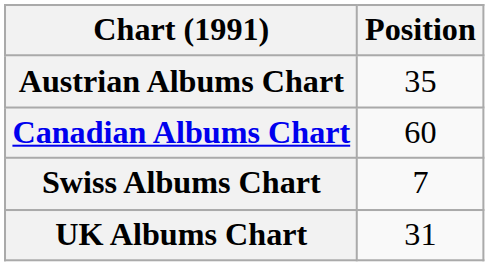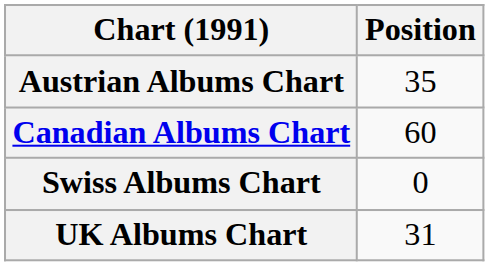(420, 183) 7 -> (420, 183) 0
